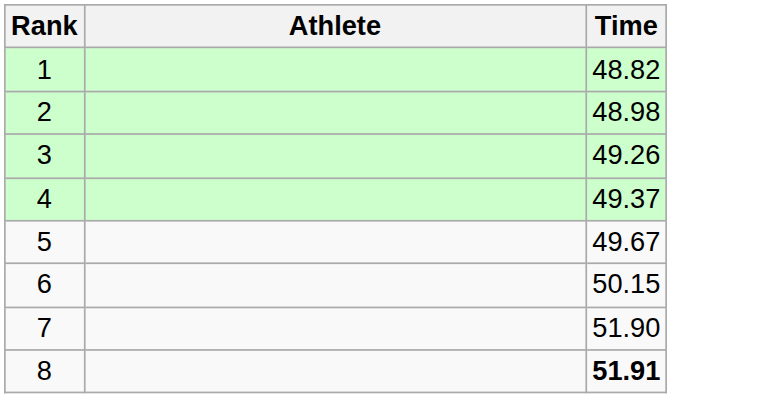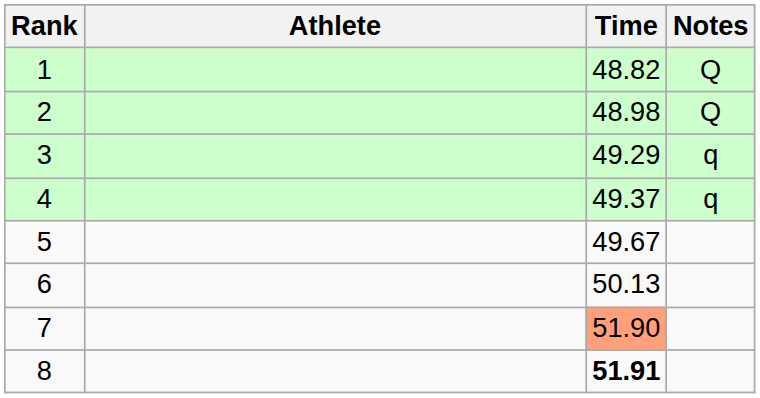+ column: (711, 26)
(626, 155) 49.26 -> (626, 155) 49.29
(626, 284) 50.15 -> (626, 284) 50.13
(626, 328) no background -> (626, 328) lightsalmon background
